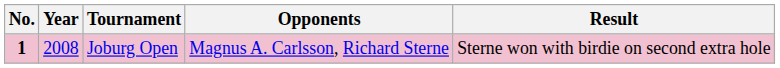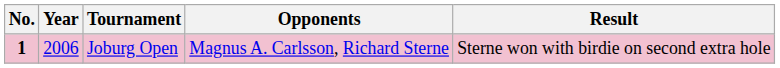(61, 48) 2008 -> (61, 48) 2006
